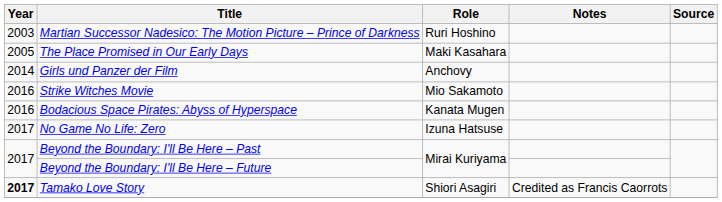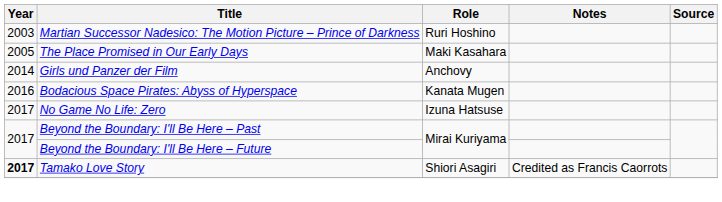- row: (97, 91)
